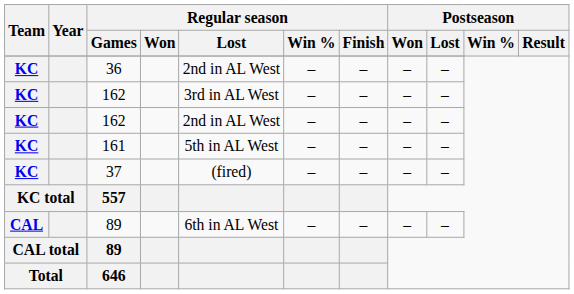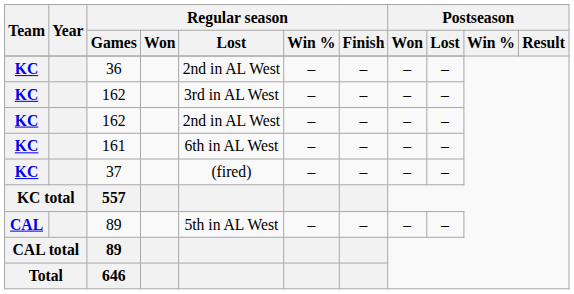(231, 146) 5th in AL West -> (231, 146) 6th in AL West
(231, 224) 6th in AL West -> (231, 224) 5th in AL West
